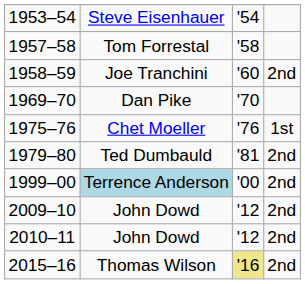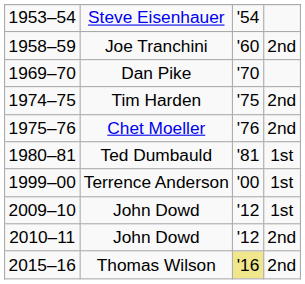- row: (42, 45)
+ row: (42, 100)
(282, 127) 1st -> (282, 127) 2nd
- row: (42, 155)
+ row: (42, 155)
(156, 182) lightblue background -> (156, 182) no background
(282, 182) 2nd -> (282, 182) 1st
(282, 210) 2nd -> (282, 210) 1st
